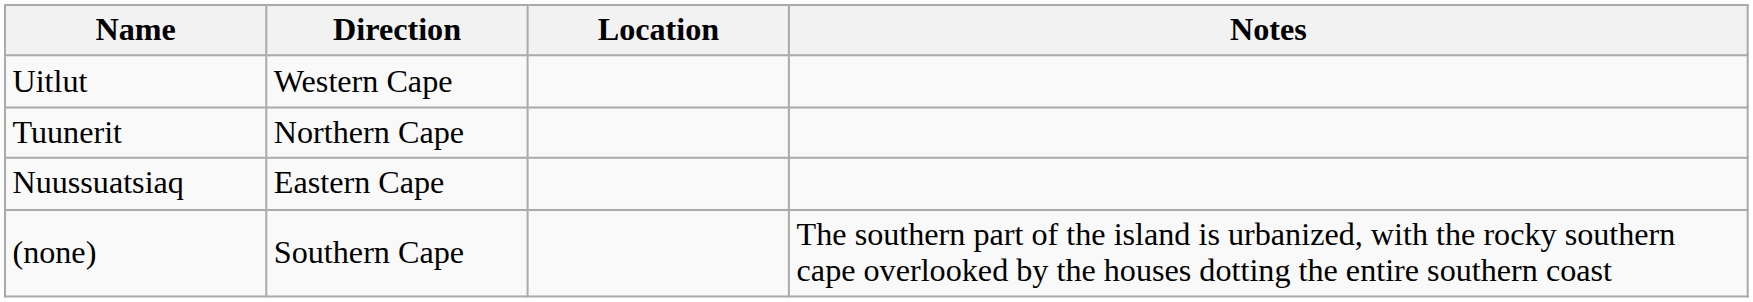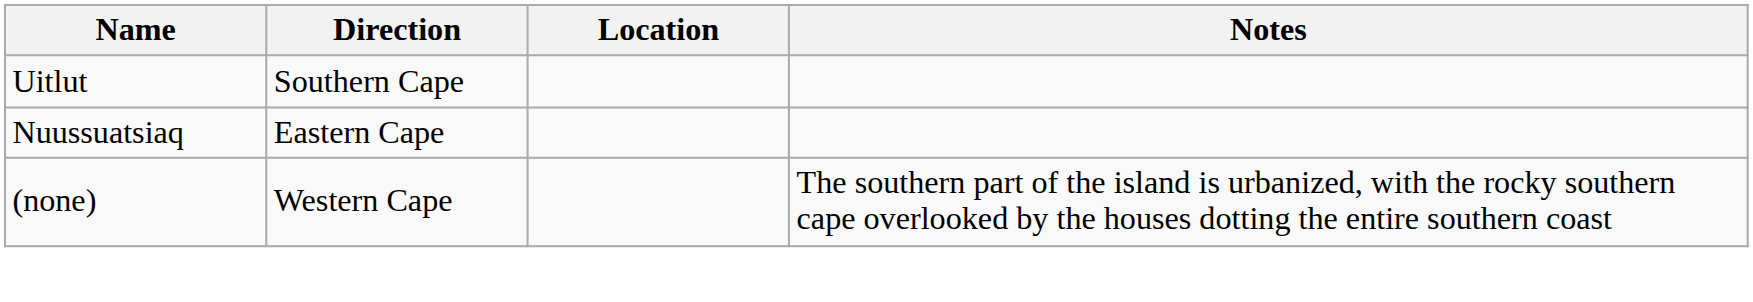(363, 81) Western Cape -> (369, 81) Southern Cape
- row: (67, 132)
(369, 252) Southern Cape -> (363, 201) Western Cape
